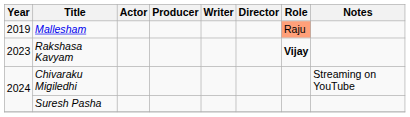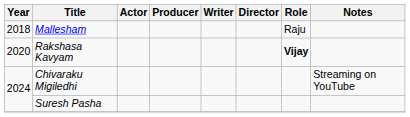(19, 29) 2019 -> (19, 29) 2018
(295, 29) lightsalmon background -> (295, 29) no background
(19, 52) 2023 -> (19, 52) 2020
